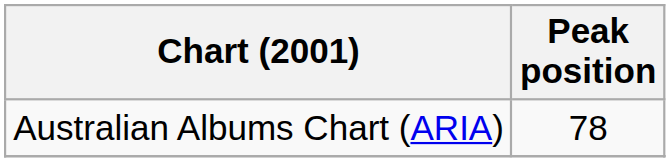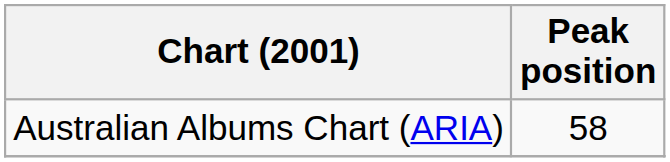(588, 127) 78 -> (588, 127) 58
